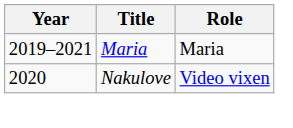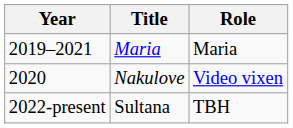+ row: (142, 107)
